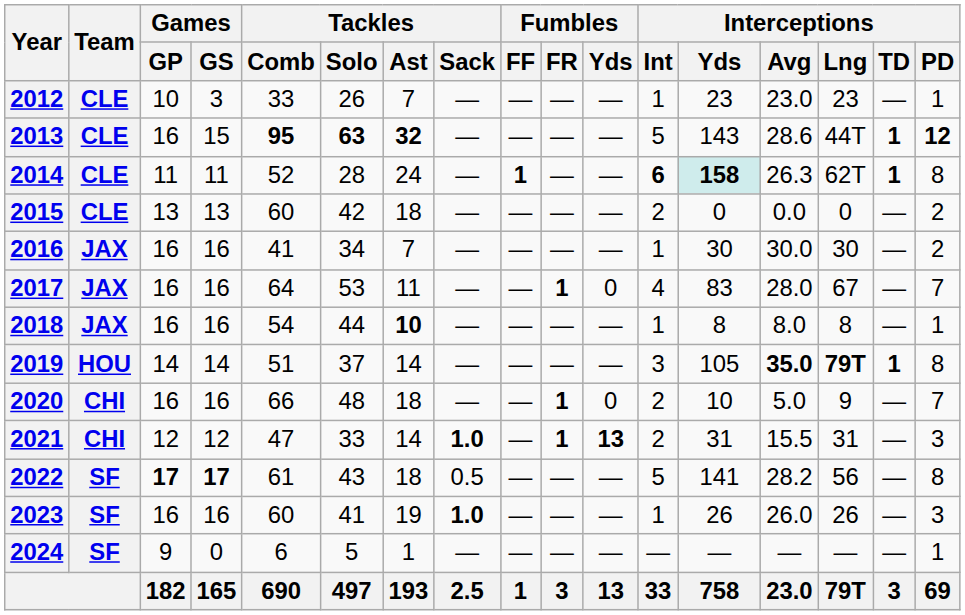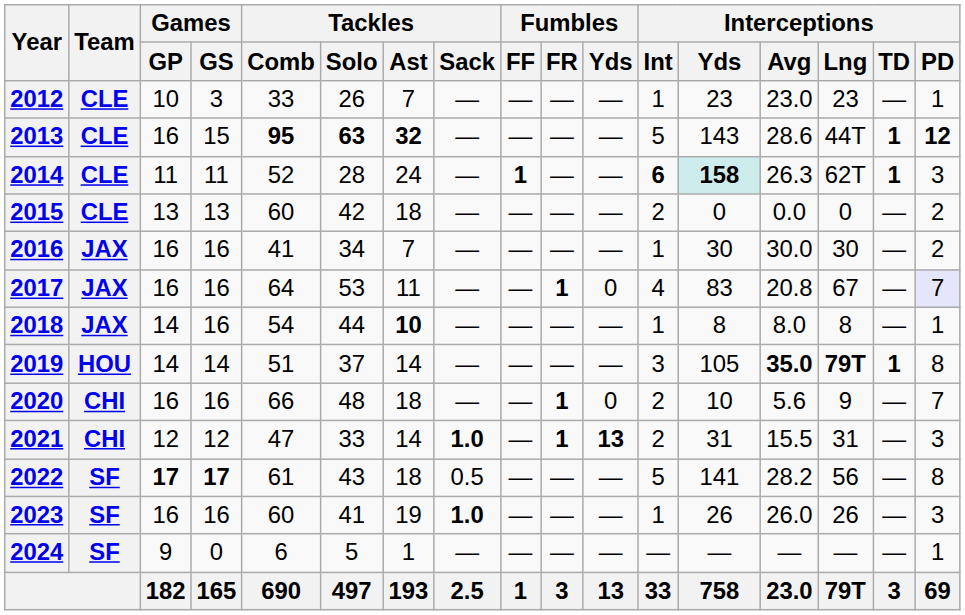(938, 174) 8 -> (938, 174) 3
(789, 288) 28.0 -> (789, 288) 20.8
(938, 288) no background -> (938, 288) lavender background
(166, 325) 16 -> (166, 325) 14
(789, 401) 5.0 -> (789, 401) 5.6
